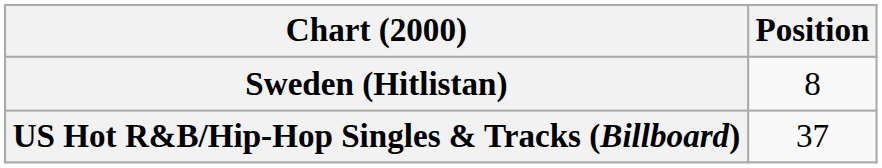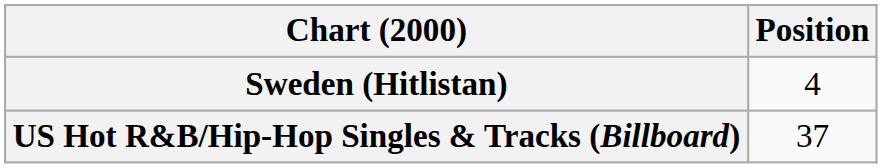(812, 83) 8 -> (812, 83) 4
